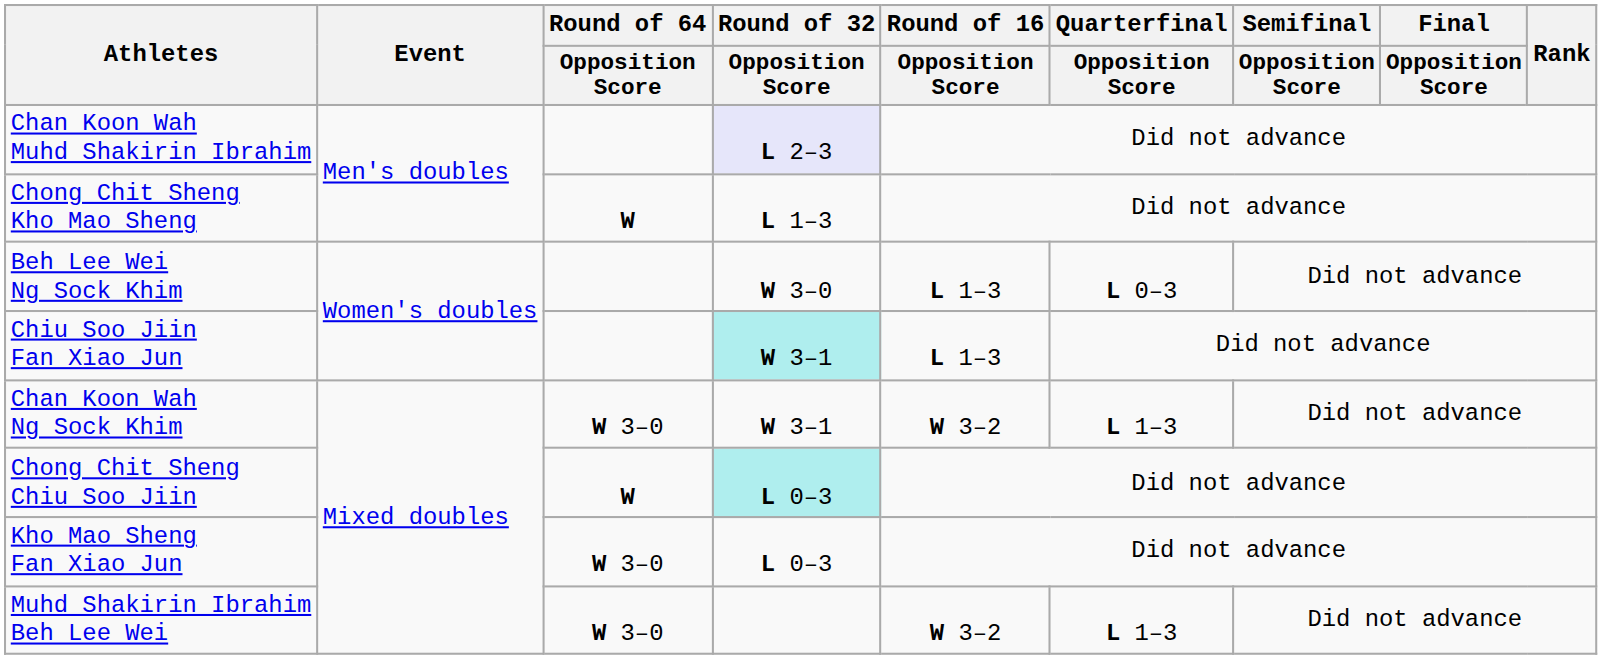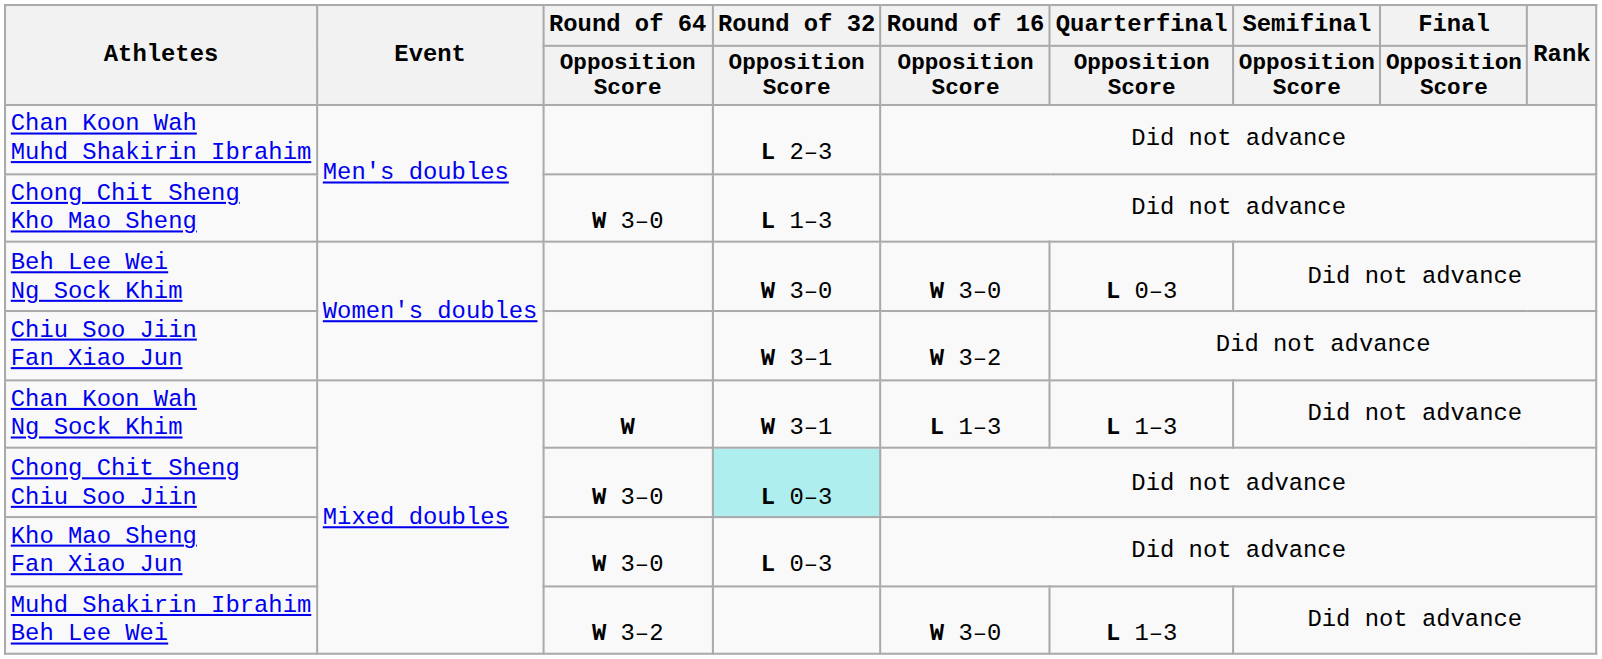(797, 153) lavender background -> (797, 153) no background
(628, 222) W -> (628, 222) W 3–0
(966, 291) L 1–3 -> (966, 291) W 3–0
(797, 359) paleturquoise background -> (797, 359) no background
(966, 359) L 1–3 -> (966, 359) W 3–2
(628, 428) W 3–0 -> (628, 428) W
(966, 428) W 3–2 -> (966, 428) L 1–3
(628, 497) W -> (628, 497) W 3–0
(628, 634) W 3–0 -> (628, 634) W 3–2
(966, 634) W 3–2 -> (966, 634) W 3–0
